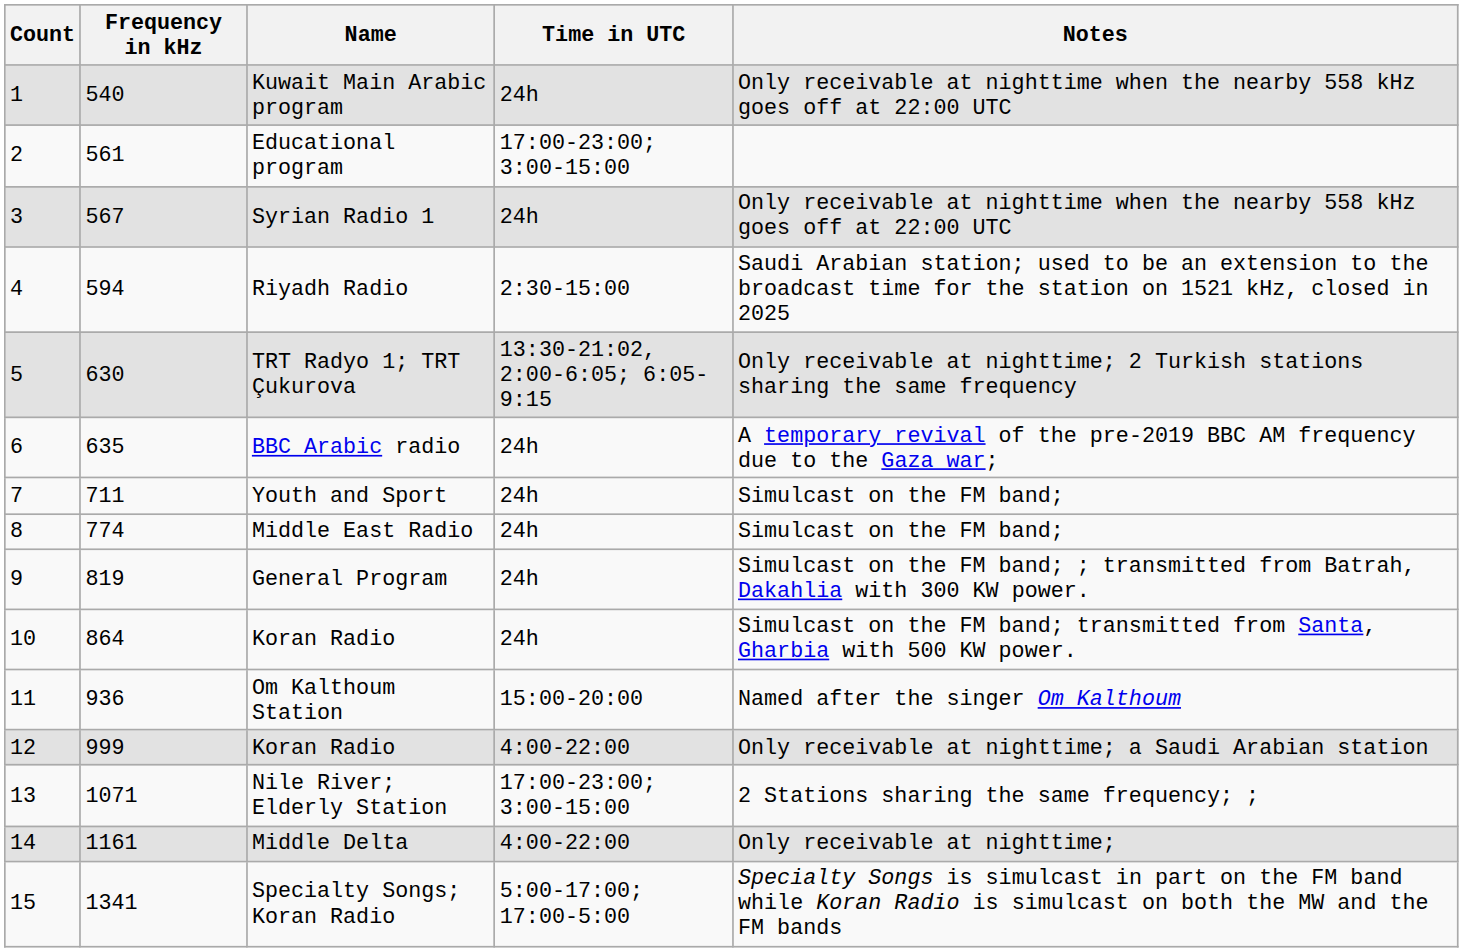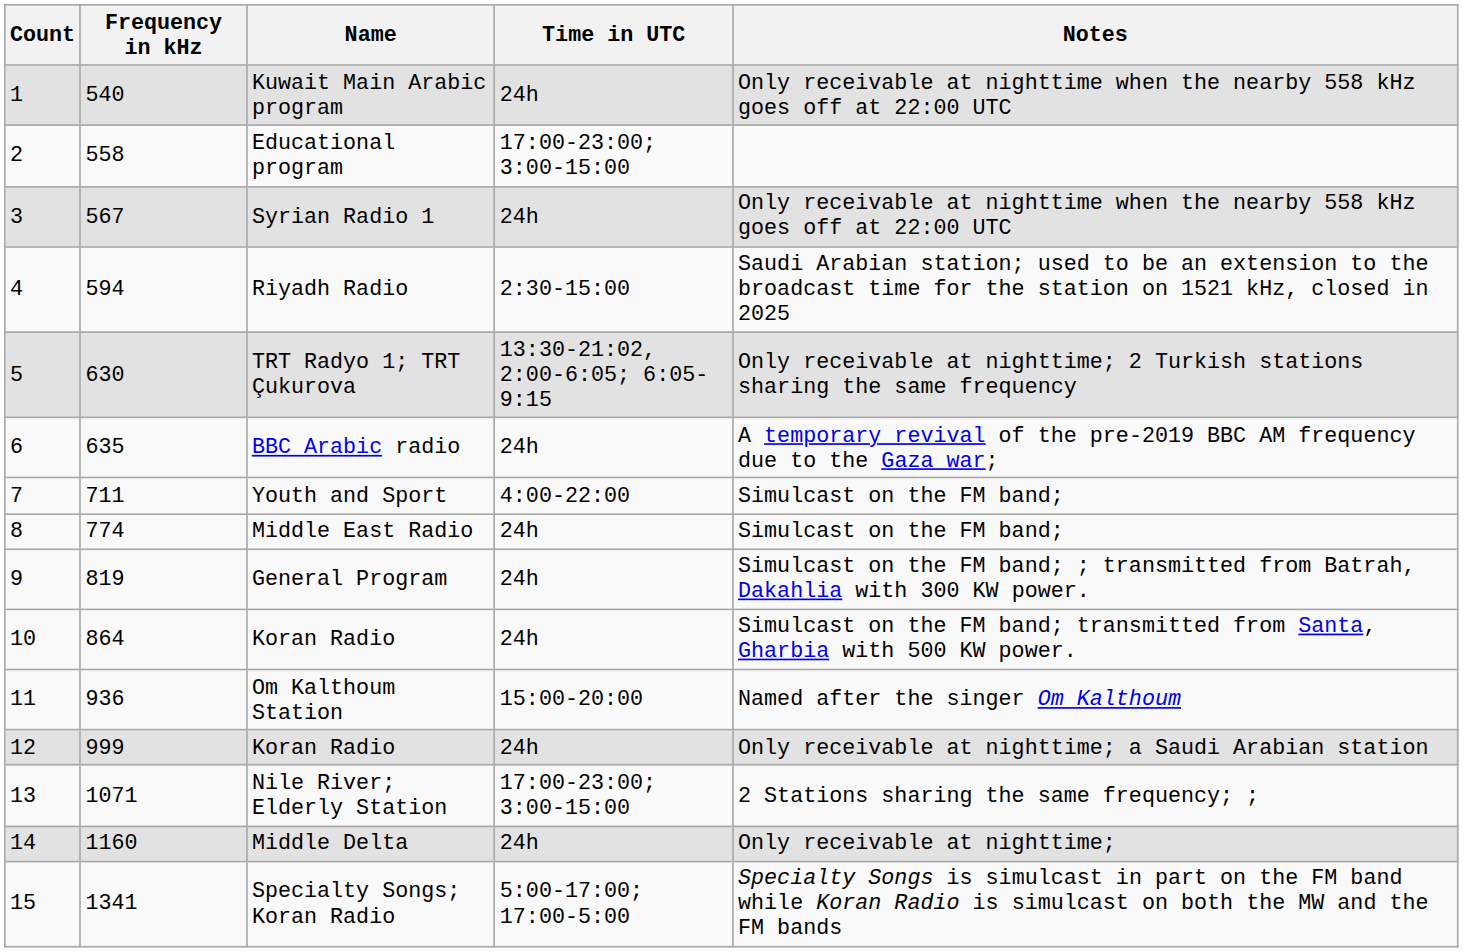(105, 156) 561 -> (105, 156) 558
(519, 496) 24h -> (565, 496) 4:00-22:00
(565, 748) 4:00-22:00 -> (519, 748) 24h
(112, 844) 1161 -> (112, 844) 1160
(565, 844) 4:00-22:00 -> (519, 844) 24h
